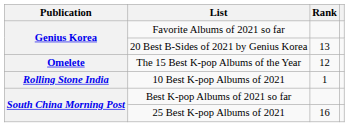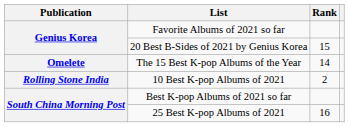(325, 46) 13 -> (325, 46) 15
(325, 63) 12 -> (325, 63) 14
(325, 79) 1 -> (325, 79) 2
